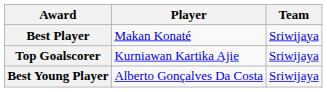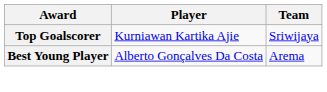- row: (58, 35)
(294, 76) Sriwijaya -> (287, 55) Arema
